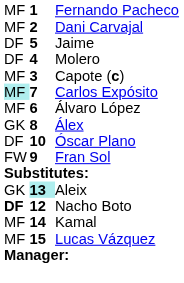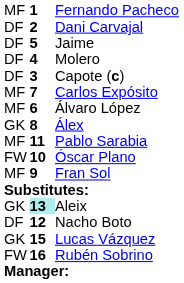(15, 26) MF -> (14, 26) DF
(15, 75) MF -> (14, 75) DF
(15, 92) paleturquoise background -> (15, 92) no background
+ row: (101, 141)
(14, 141) DF -> (15, 157) FW
(15, 157) FW -> (15, 173) MF
(14, 206) bold -> (14, 222) normal
- row: (76, 222)
(15, 239) MF -> (15, 239) GK
+ row: (104, 255)
